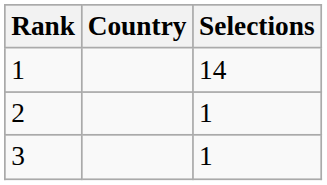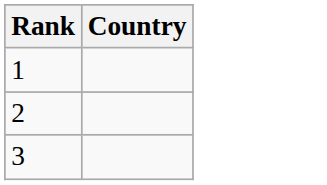- column: (257, 26)
